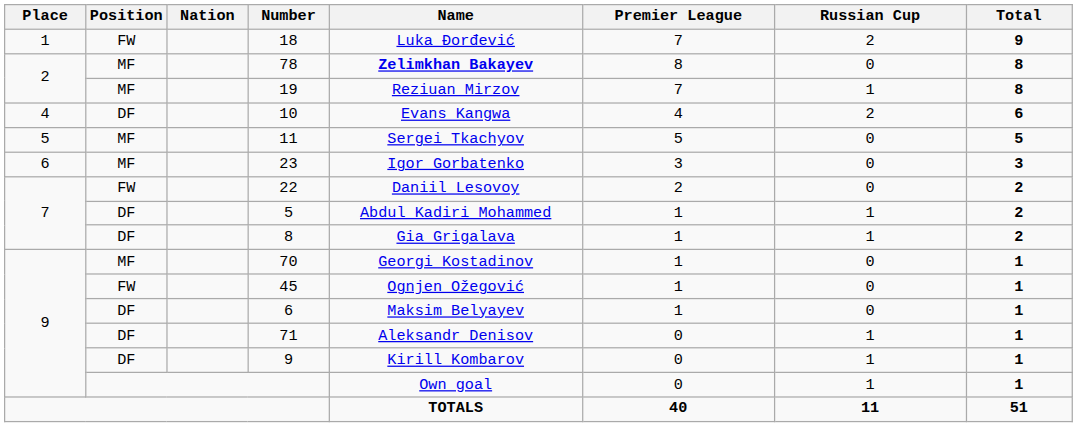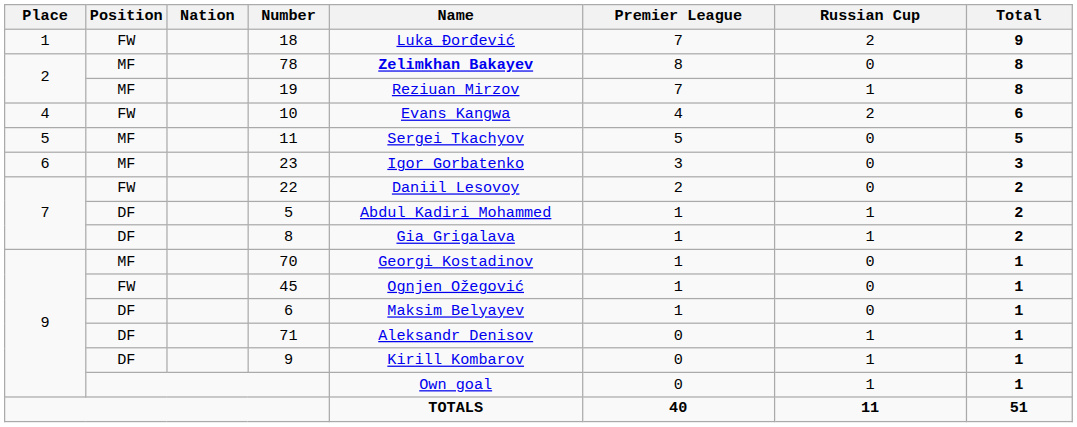(126, 115) DF -> (126, 115) FW
